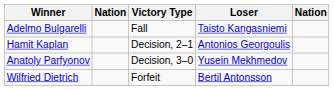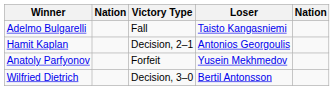(162, 61) Decision, 3–0 -> (146, 61) Forfeit
(146, 77) Forfeit -> (162, 77) Decision, 3–0
